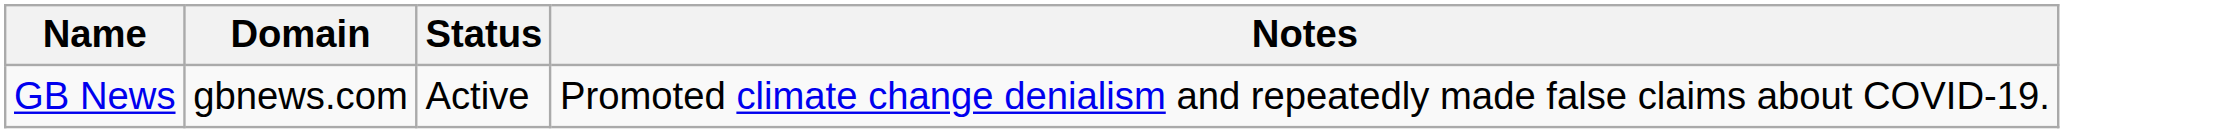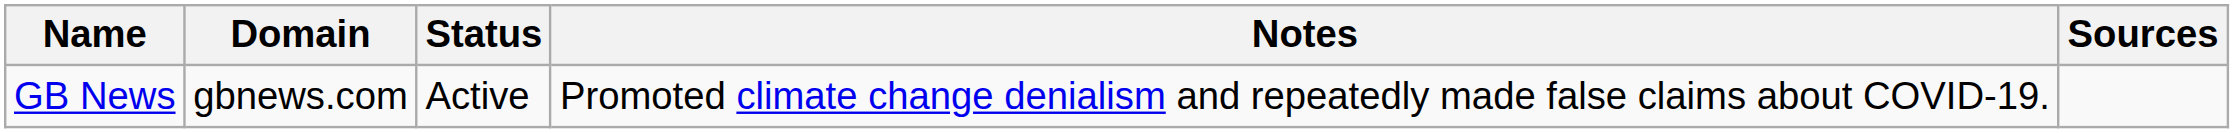+ column: (2143, 34)
